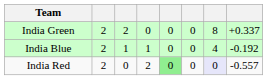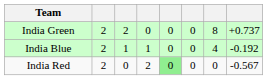(244, 30) +0.337 -> (244, 30) +0.737
(215, 65) lavender background -> (215, 65) no background
(244, 65) -0.557 -> (244, 65) -0.567
